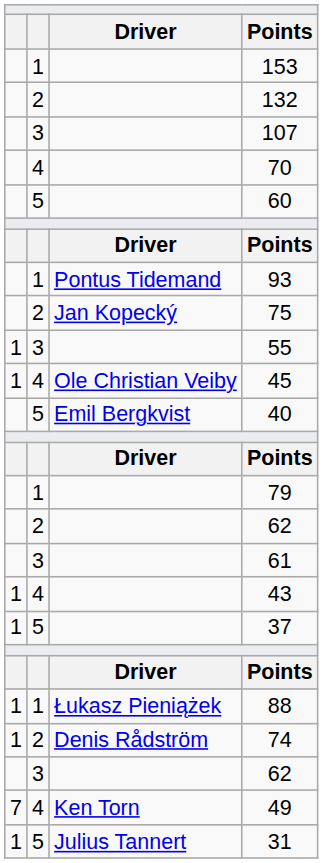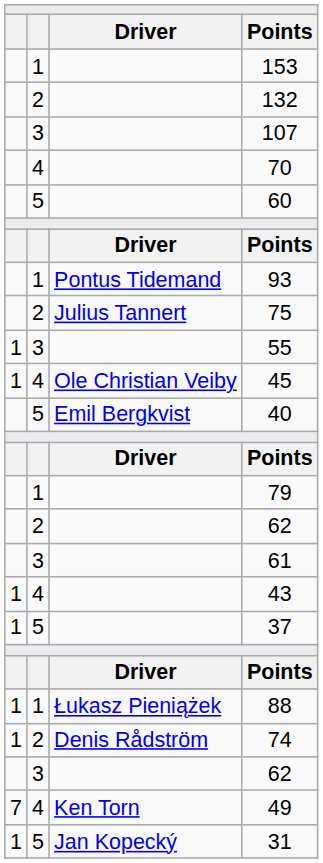(116, 313) Jan Kopecký -> (120, 313) Julius Tannert
(120, 841) Julius Tannert -> (116, 841) Jan Kopecký
